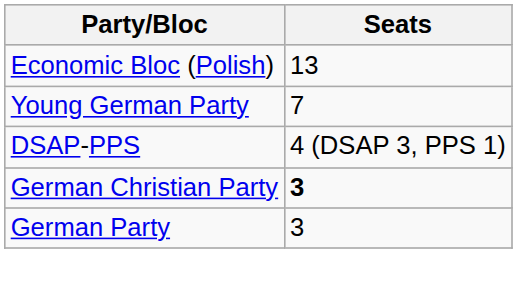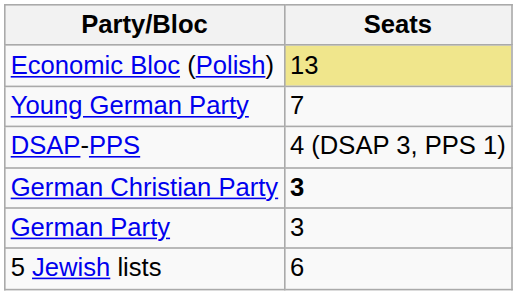(304, 65) no background -> (304, 65) khaki background
+ row: (86, 268)
